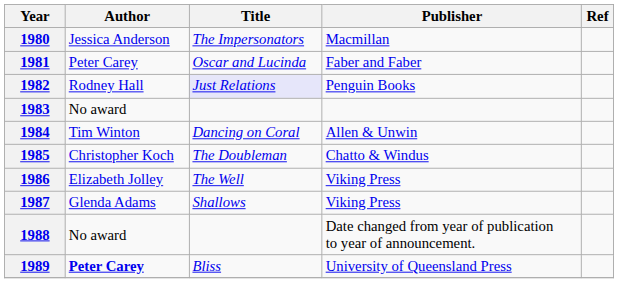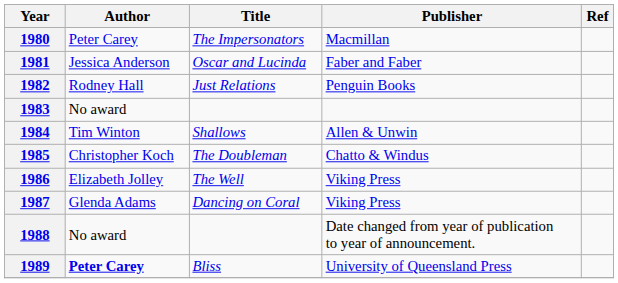(119, 39) Jessica Anderson -> (103, 39) Peter Carey
(103, 62) Peter Carey -> (119, 62) Jessica Anderson
(234, 86) lavender background -> (234, 86) no background
(246, 132) Dancing on Coral -> (219, 132) Shallows
(219, 202) Shallows -> (246, 202) Dancing on Coral
